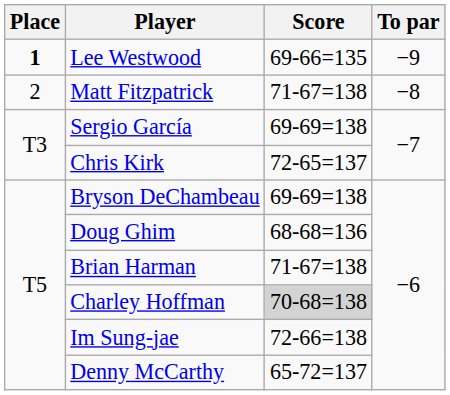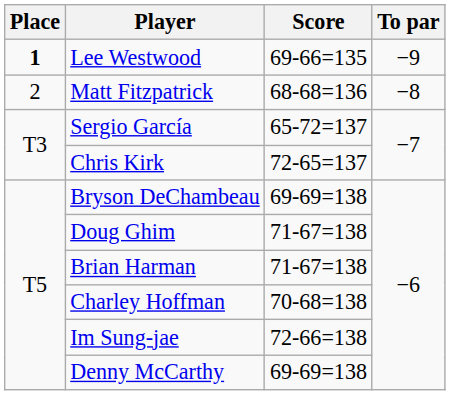(318, 92) 71-67=138 -> (318, 92) 68-68=136
(318, 127) 69-69=138 -> (318, 127) 65-72=137
(318, 232) 68-68=136 -> (318, 232) 71-67=138
(318, 302) lightgrey background -> (318, 302) no background
(318, 372) 65-72=137 -> (318, 372) 69-69=138
